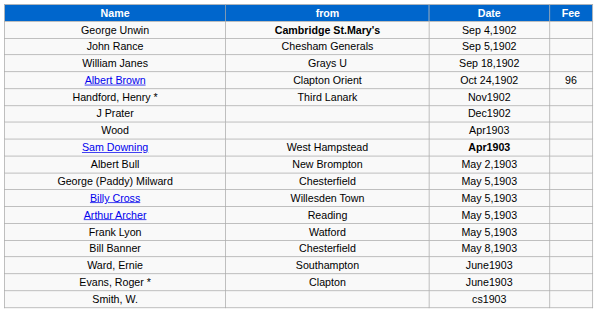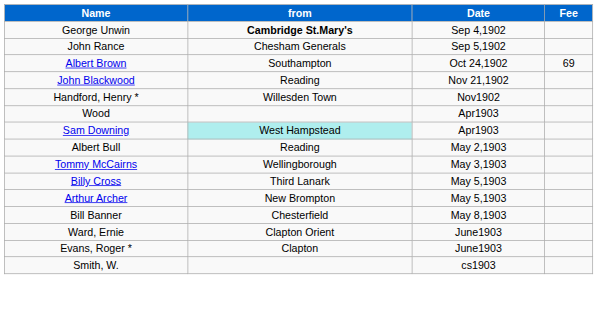- row: (115, 64)
(327, 81) Clapton Orient -> (300, 64) Southampton
(571, 81) 96 -> (569, 64) 69
+ row: (96, 81)
(327, 97) Third Lanark -> (300, 97) Willesden Town
- row: (115, 114)
(327, 148) no background -> (300, 131) paleturquoise background
(489, 148) bold -> (478, 131) normal
(327, 165) New Brompton -> (300, 148) Reading
+ row: (96, 165)
- row: (115, 182)
(327, 198) Willesden Town -> (300, 182) Third Lanark
(327, 215) Reading -> (300, 198) New Brompton
- row: (115, 232)
(327, 266) Southampton -> (300, 232) Clapton Orient
